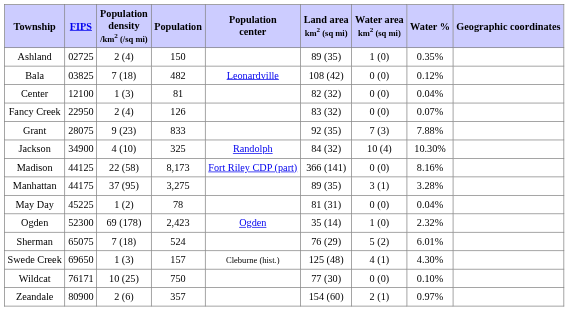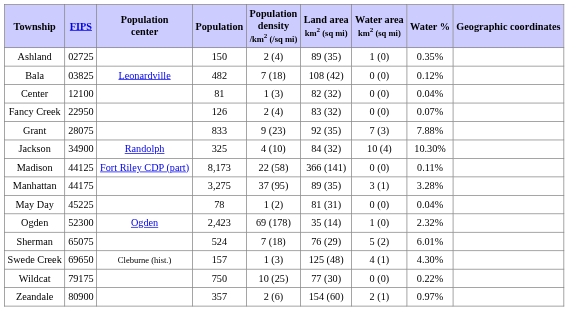columns swapped: (253, 26) <-> (124, 26)
(430, 167) 8.16% -> (430, 167) 0.11%
(81, 278) 76171 -> (81, 278) 79175
(430, 278) 0.10% -> (430, 278) 0.22%
